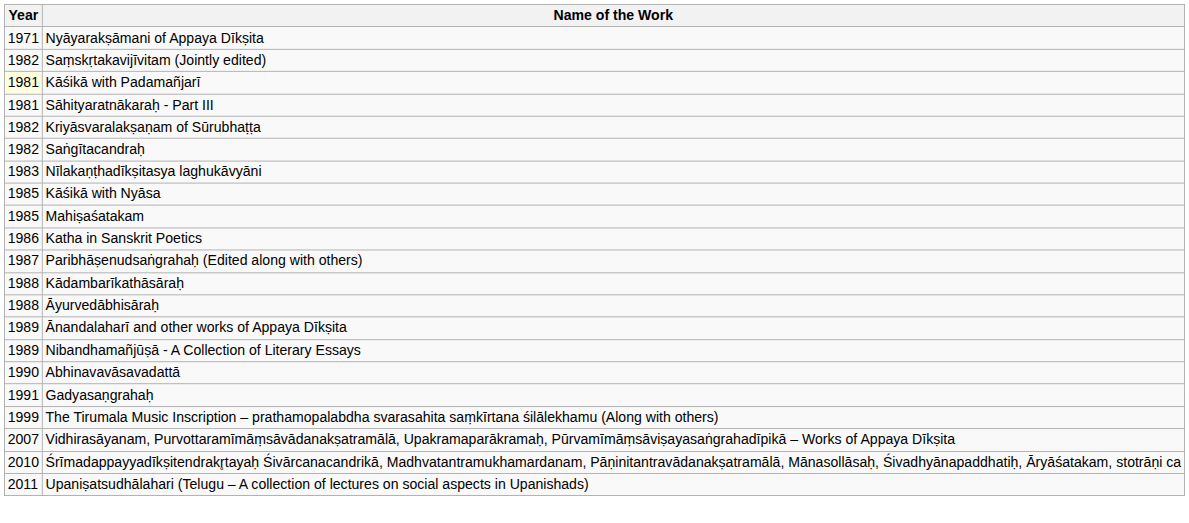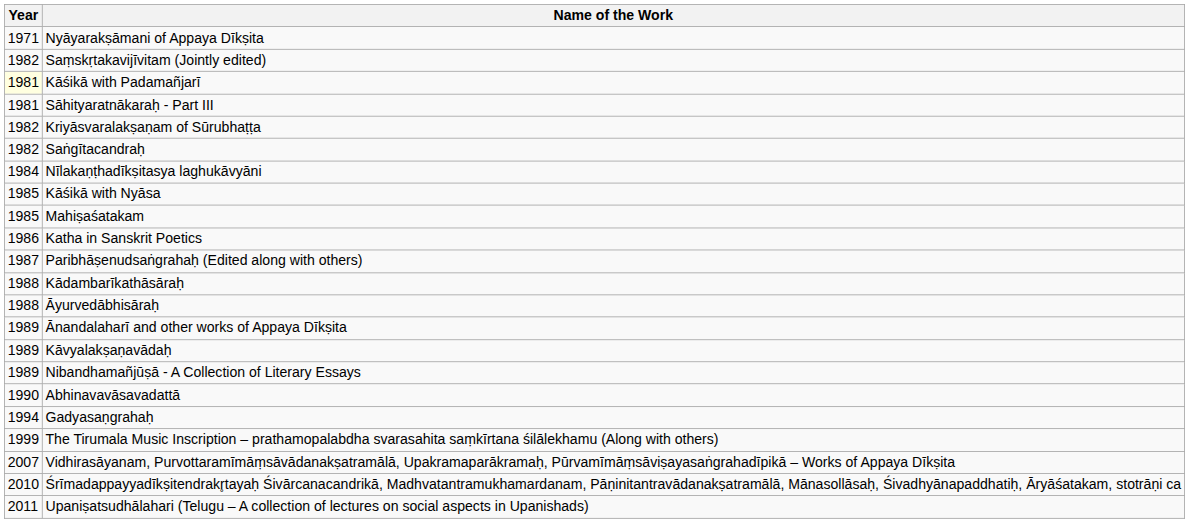(23, 171) 1983 -> (23, 171) 1984
+ row: (109, 350)
(23, 395) 1991 -> (23, 417) 1994
